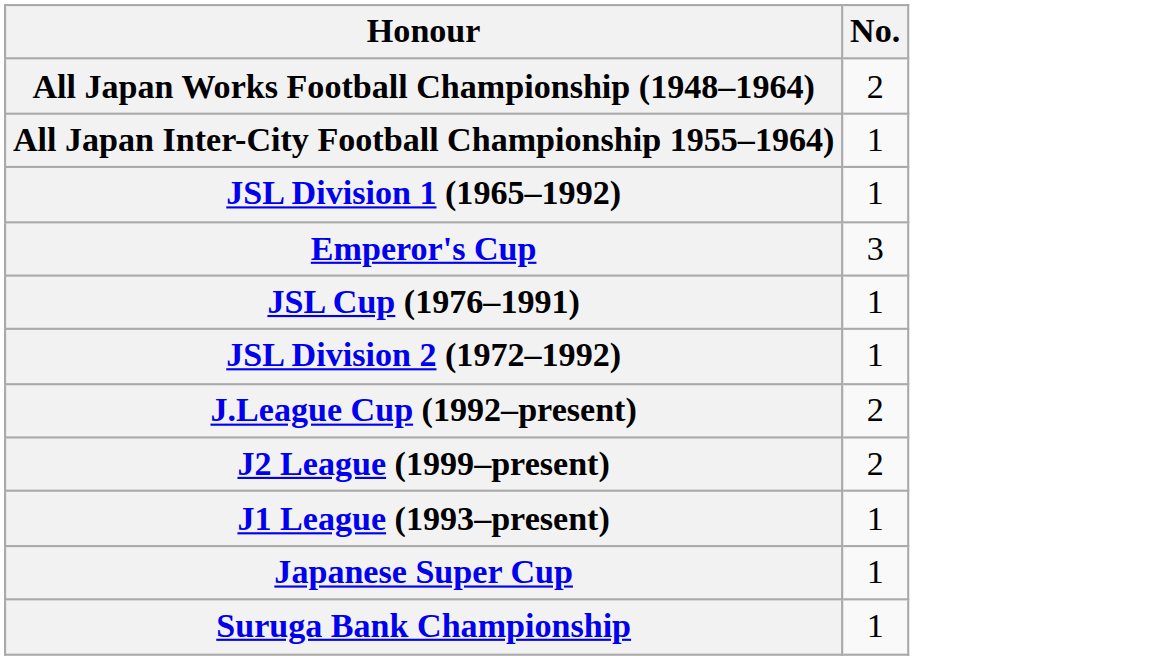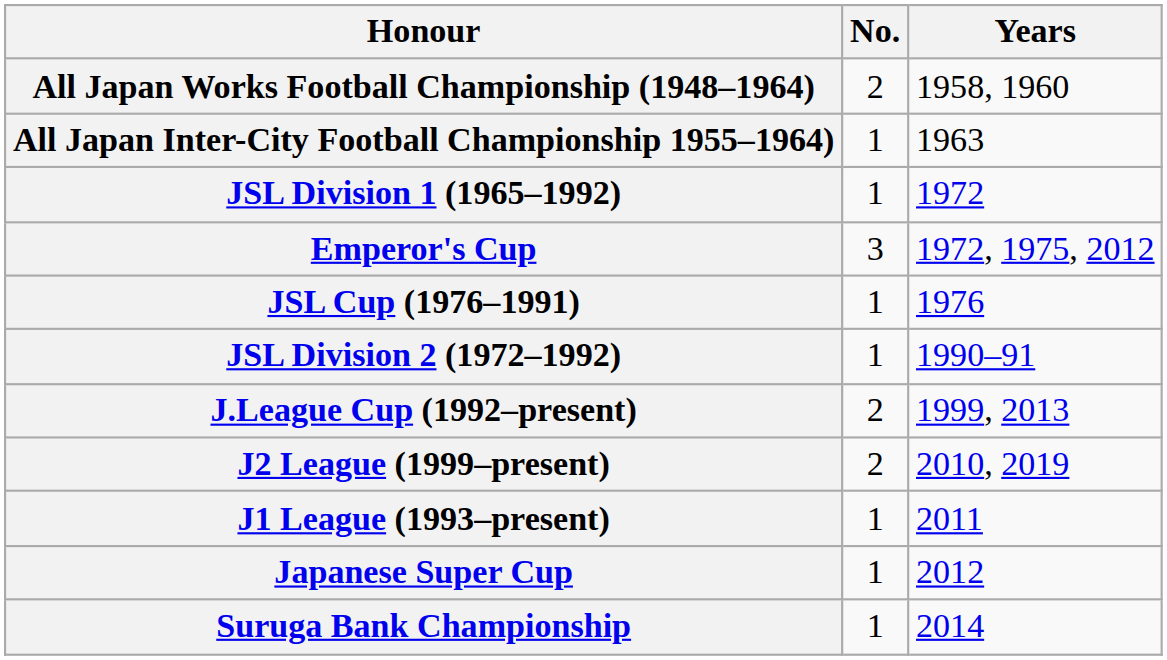+ column: (1035, 31)
